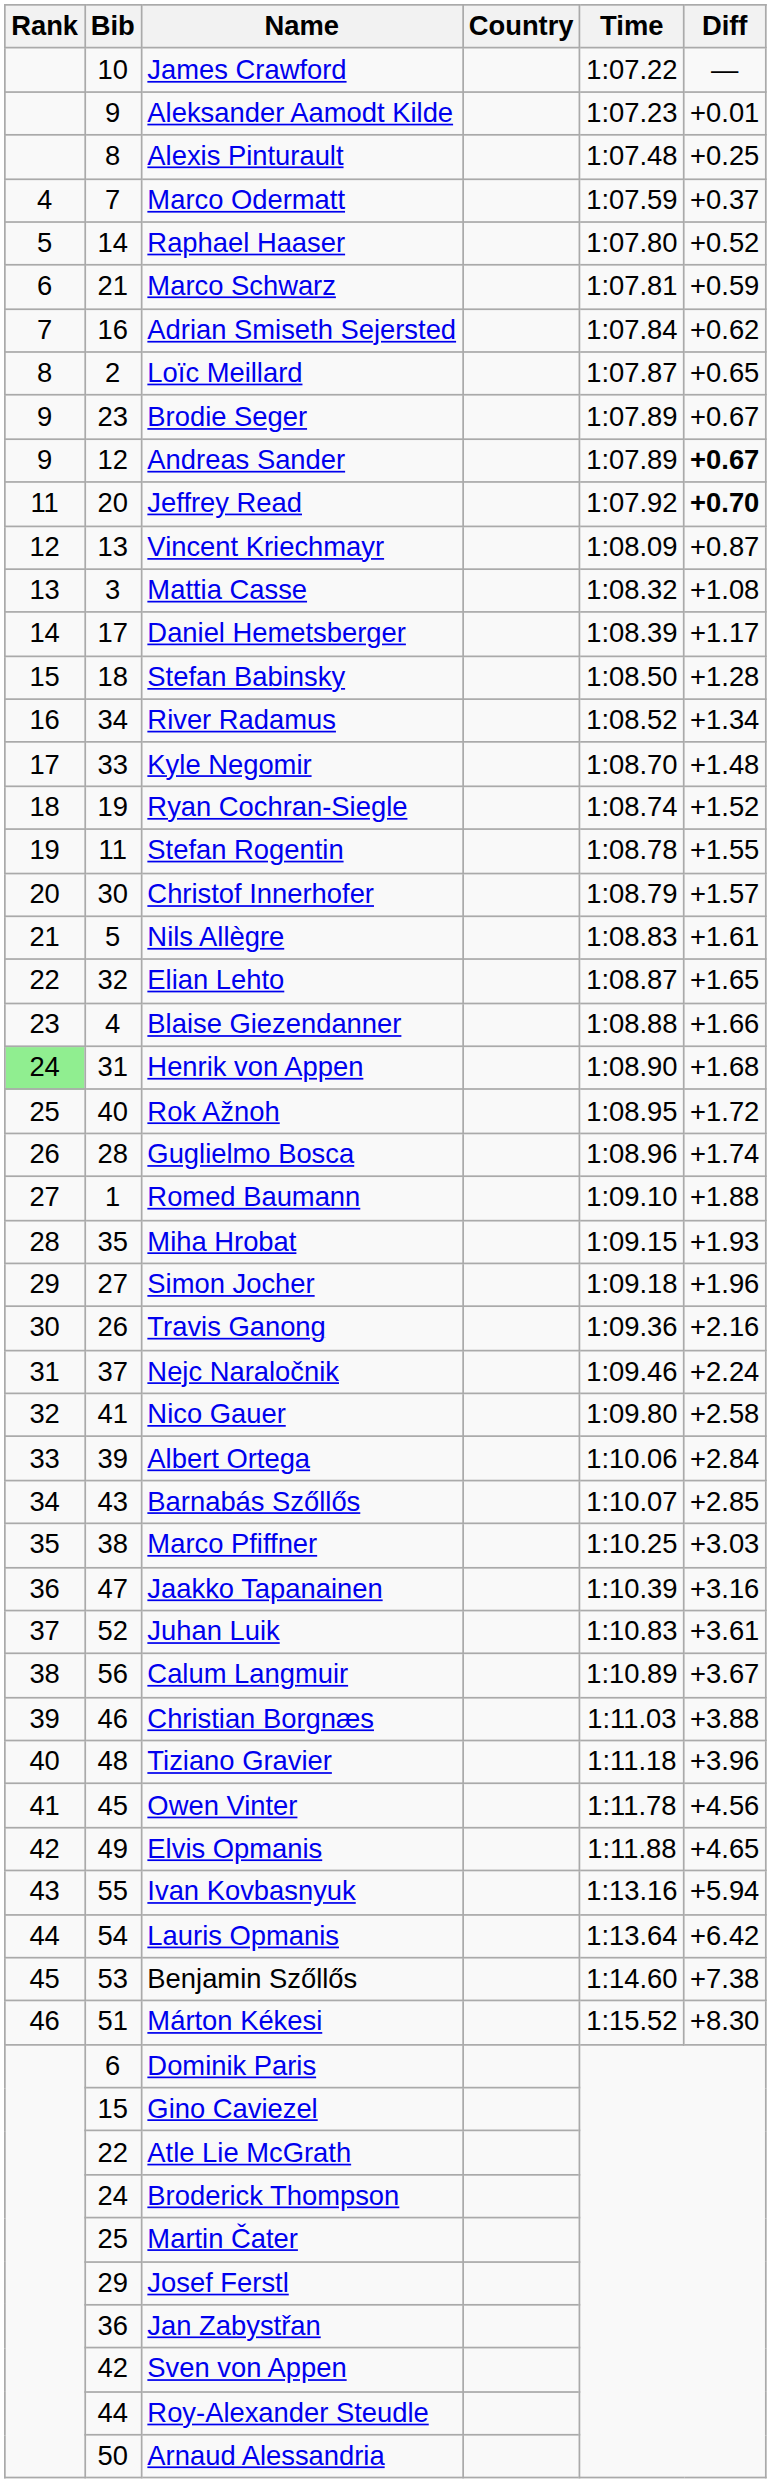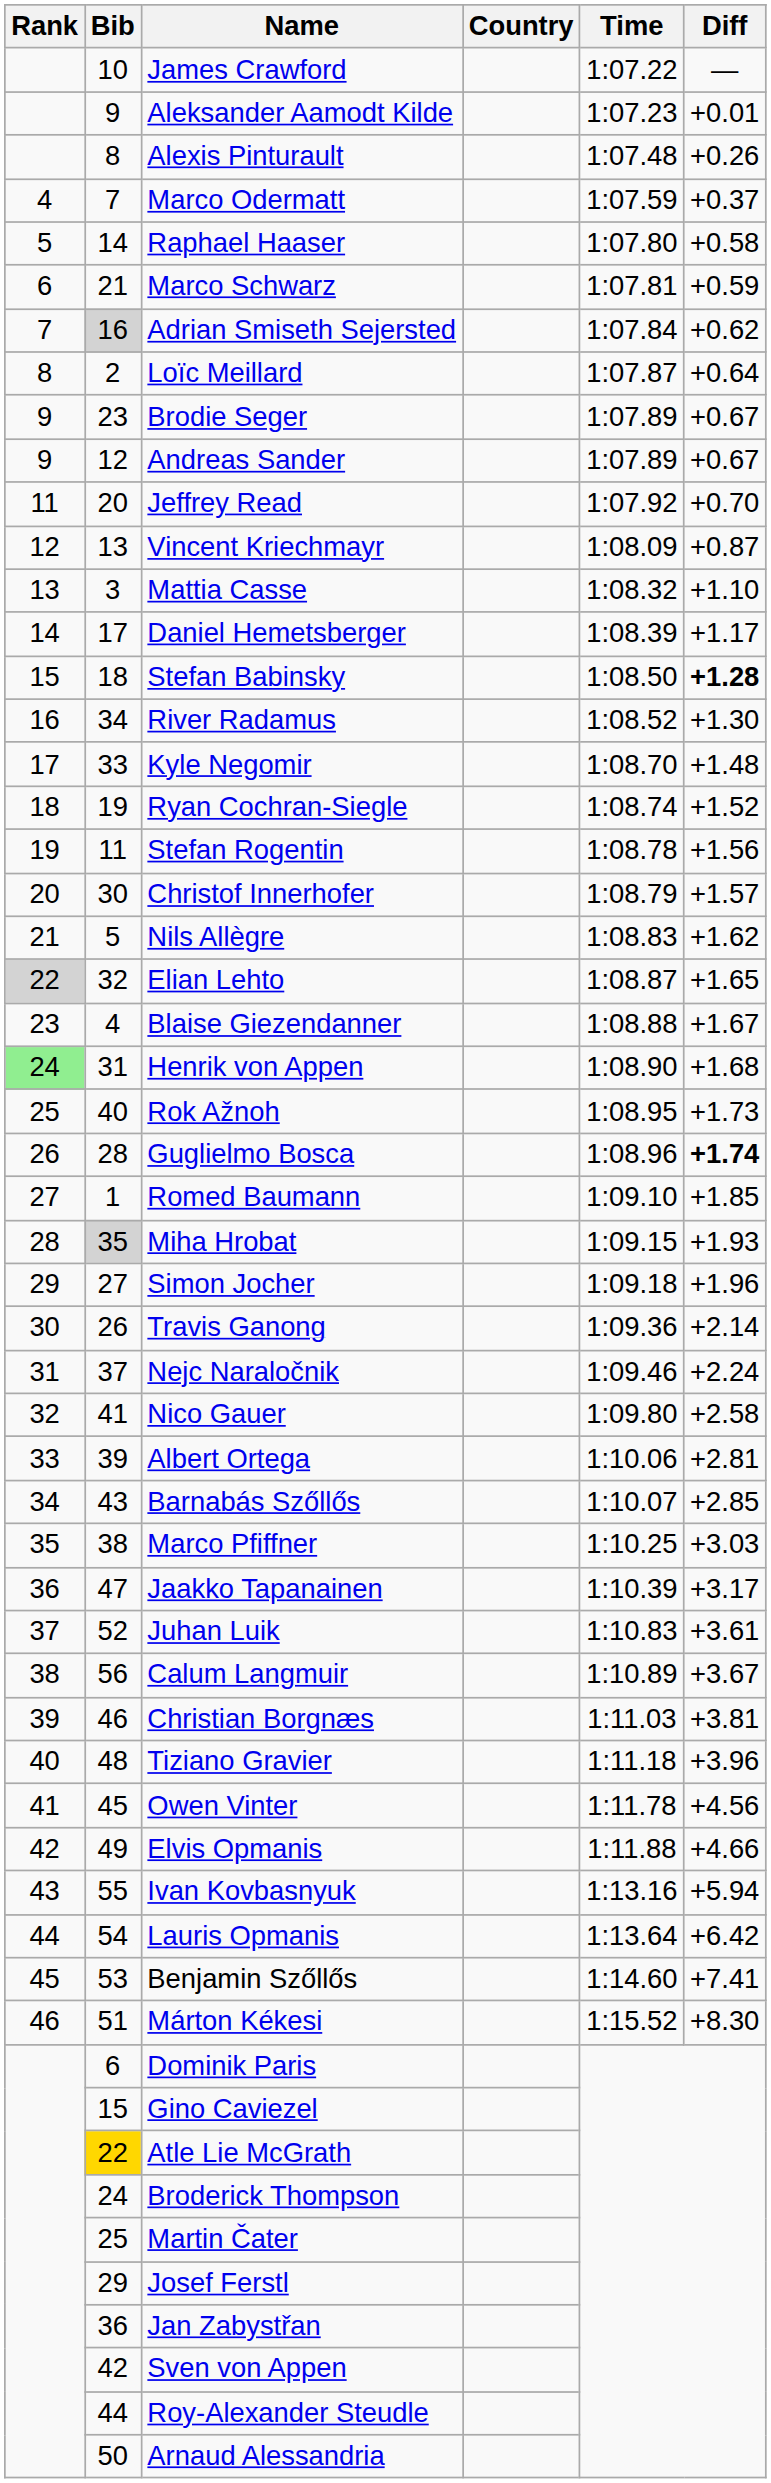(725, 156) +0.25 -> (725, 156) +0.26
(725, 243) +0.52 -> (725, 243) +0.58
(113, 329) no background -> (113, 329) lightgrey background
(725, 373) +0.65 -> (725, 373) +0.64
(725, 460) bold -> (725, 460) normal
(725, 503) bold -> (725, 503) normal
(725, 590) +1.08 -> (725, 590) +1.10
(725, 677) normal -> (725, 677) bold
(725, 720) +1.34 -> (725, 720) +1.30
(725, 850) +1.55 -> (725, 850) +1.56
(725, 937) +1.61 -> (725, 937) +1.62
(45, 980) no background -> (45, 980) lightgrey background
(725, 1024) +1.66 -> (725, 1024) +1.67
(725, 1110) +1.72 -> (725, 1110) +1.73
(725, 1154) normal -> (725, 1154) bold
(725, 1197) +1.88 -> (725, 1197) +1.85
(113, 1241) no background -> (113, 1241) lightgrey background
(725, 1327) +2.16 -> (725, 1327) +2.14
(725, 1458) +2.84 -> (725, 1458) +2.81
(725, 1588) +3.16 -> (725, 1588) +3.17
(725, 1718) +3.88 -> (725, 1718) +3.81
(725, 1848) +4.65 -> (725, 1848) +4.66
(725, 1978) +7.38 -> (725, 1978) +7.41
(113, 2152) no background -> (113, 2152) gold background
